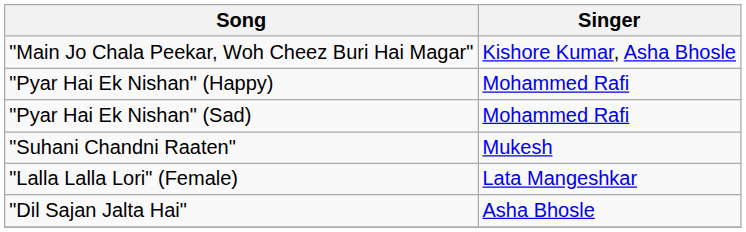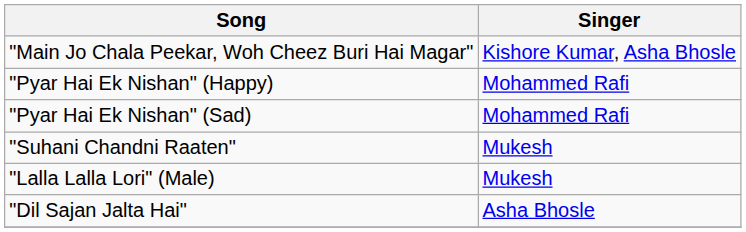+ row: (112, 178)
- row: (124, 178)
